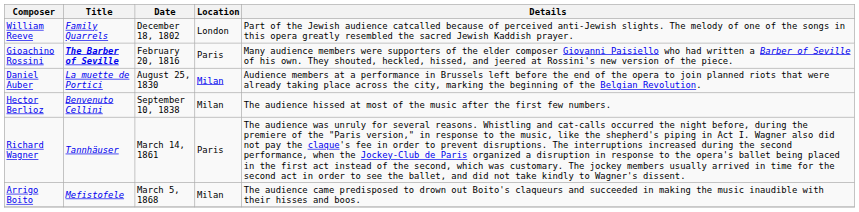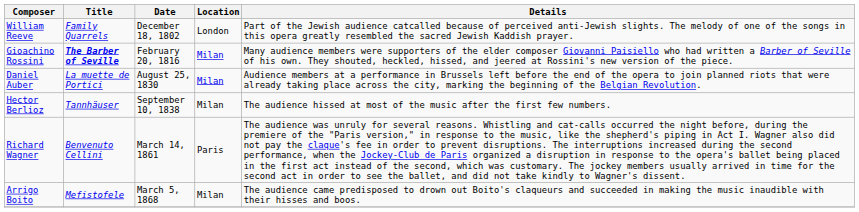(210, 56) Paris -> (210, 56) Milan
(89, 105) Benvenuto Cellini -> (92, 105) Tannhäuser
(92, 150) Tannhäuser -> (89, 150) Benvenuto Cellini
